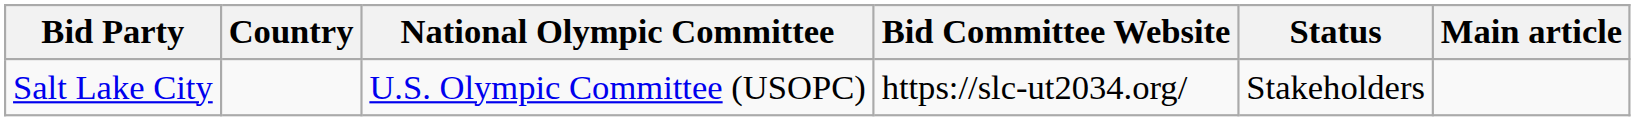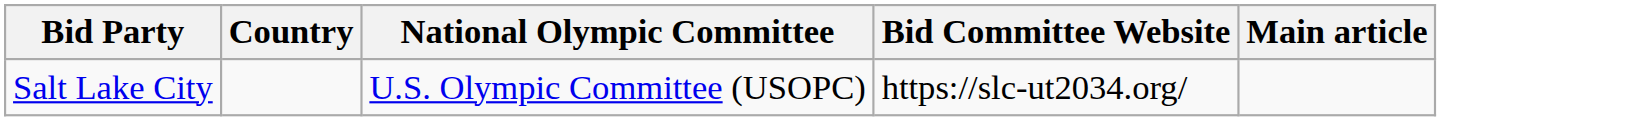- column: (1336, 31)
